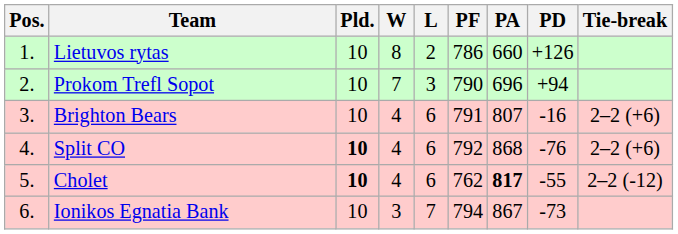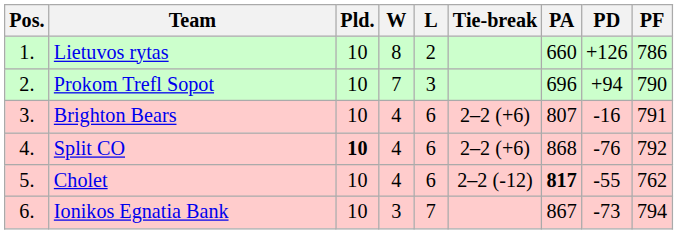columns swapped: (468, 20) <-> (625, 20)
(357, 180) bold -> (357, 180) normal
